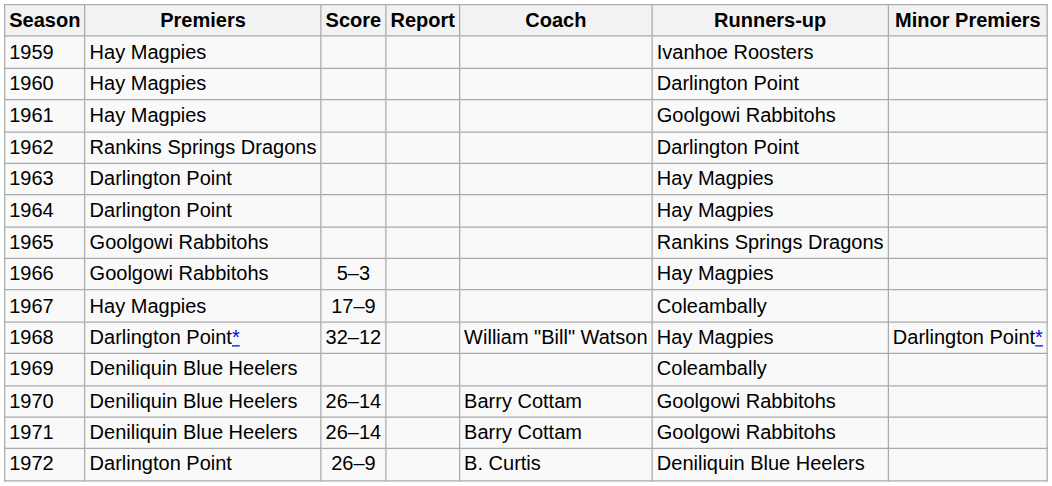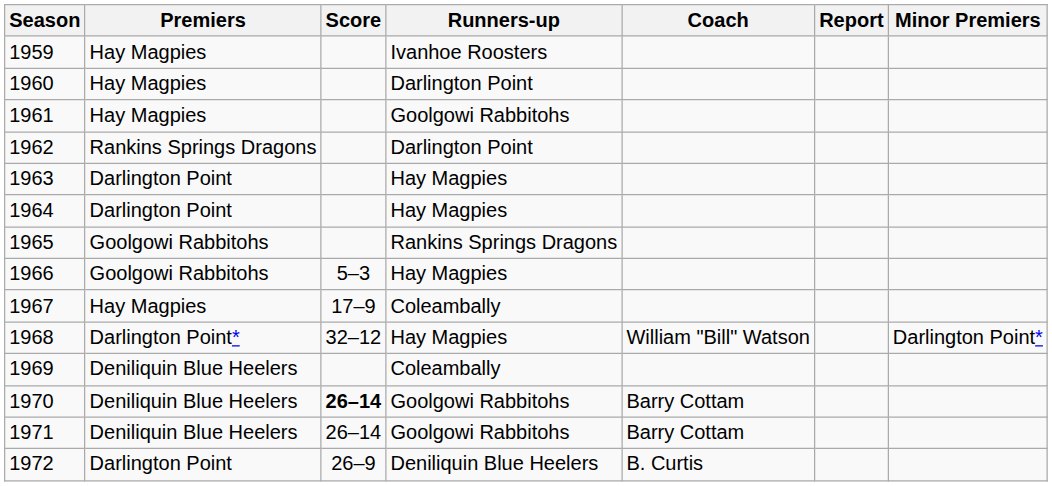columns swapped: (770, 20) <-> (423, 20)
(353, 400) normal -> (353, 400) bold
